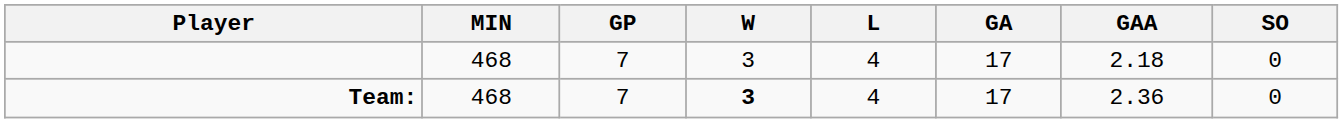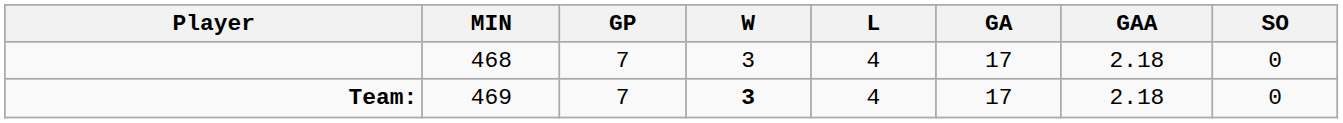(491, 98) 468 -> (491, 98) 469
(1137, 98) 2.36 -> (1137, 98) 2.18
